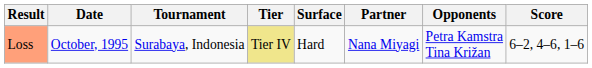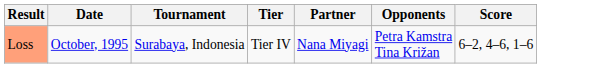- column: (319, 15)
(271, 44) khaki background -> (271, 44) no background
